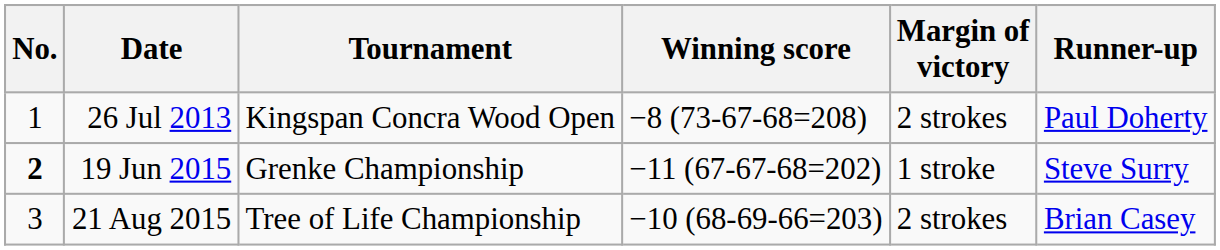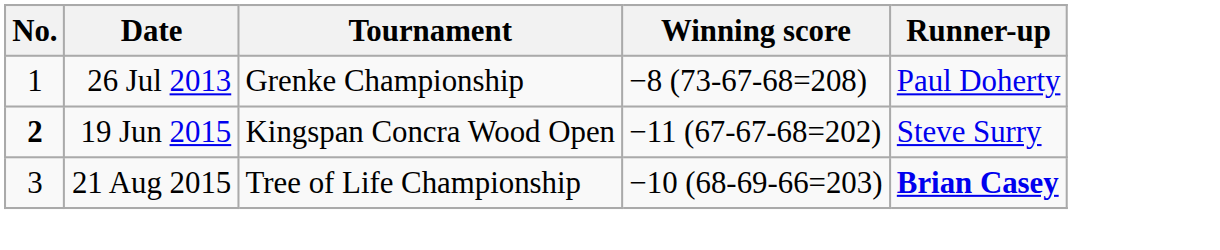- column: (963, 48)
(430, 117) Kingspan Concra Wood Open -> (385, 81) Grenke Championship
(385, 168) Grenke Championship -> (430, 131) Kingspan Concra Wood Open
(1120, 219) normal -> (978, 182) bold
